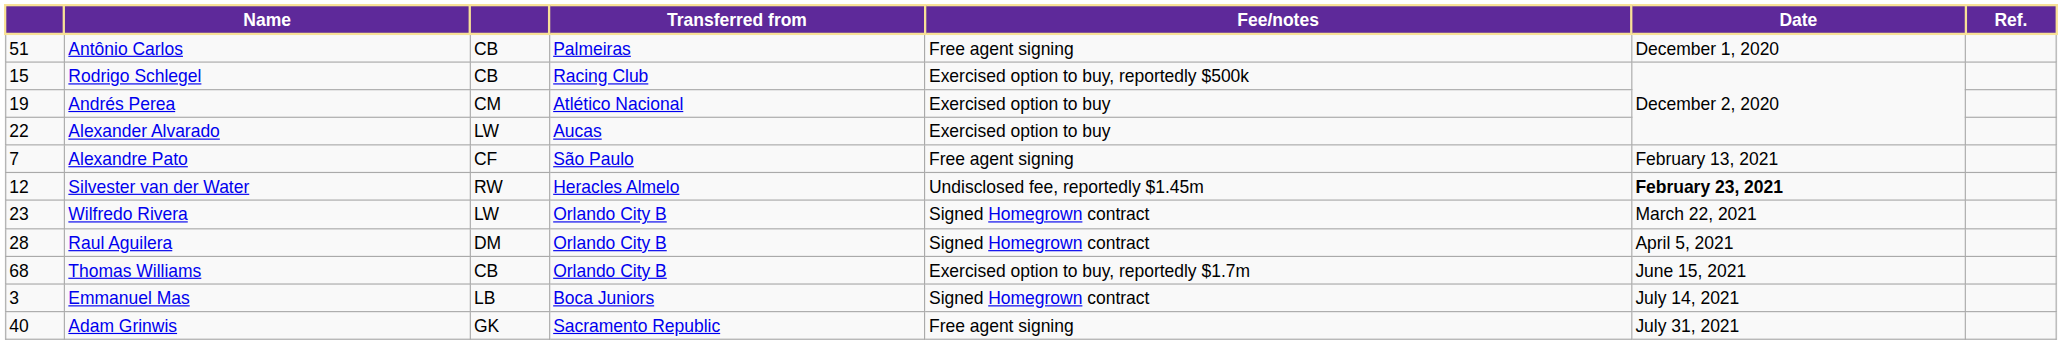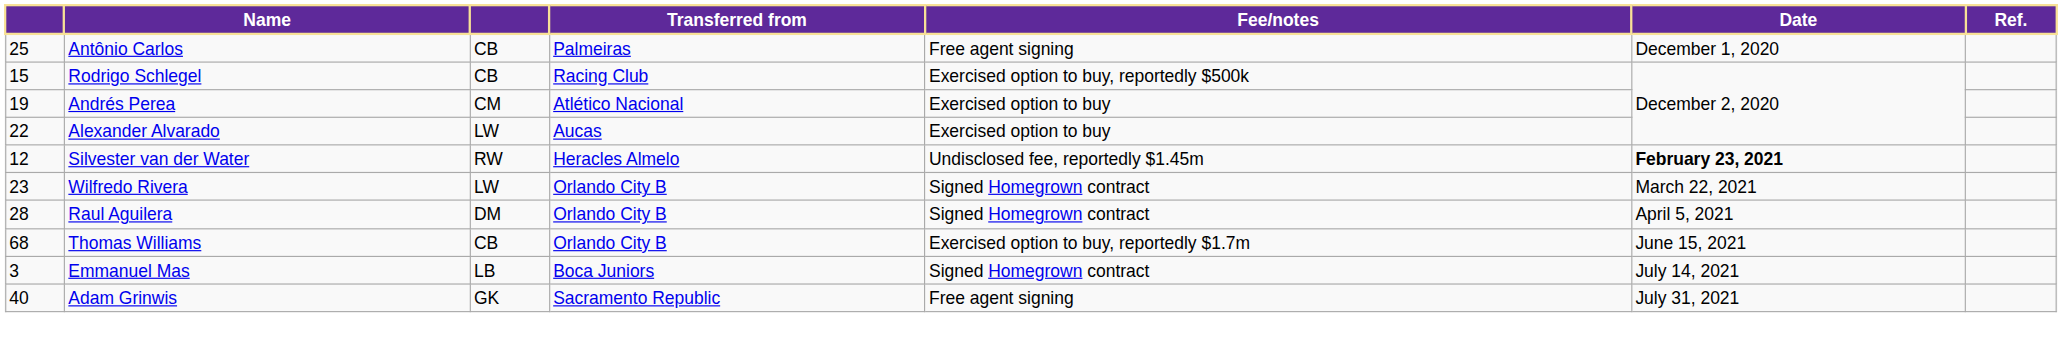(19, 49) 51 -> (19, 49) 25
- row: (128, 159)
